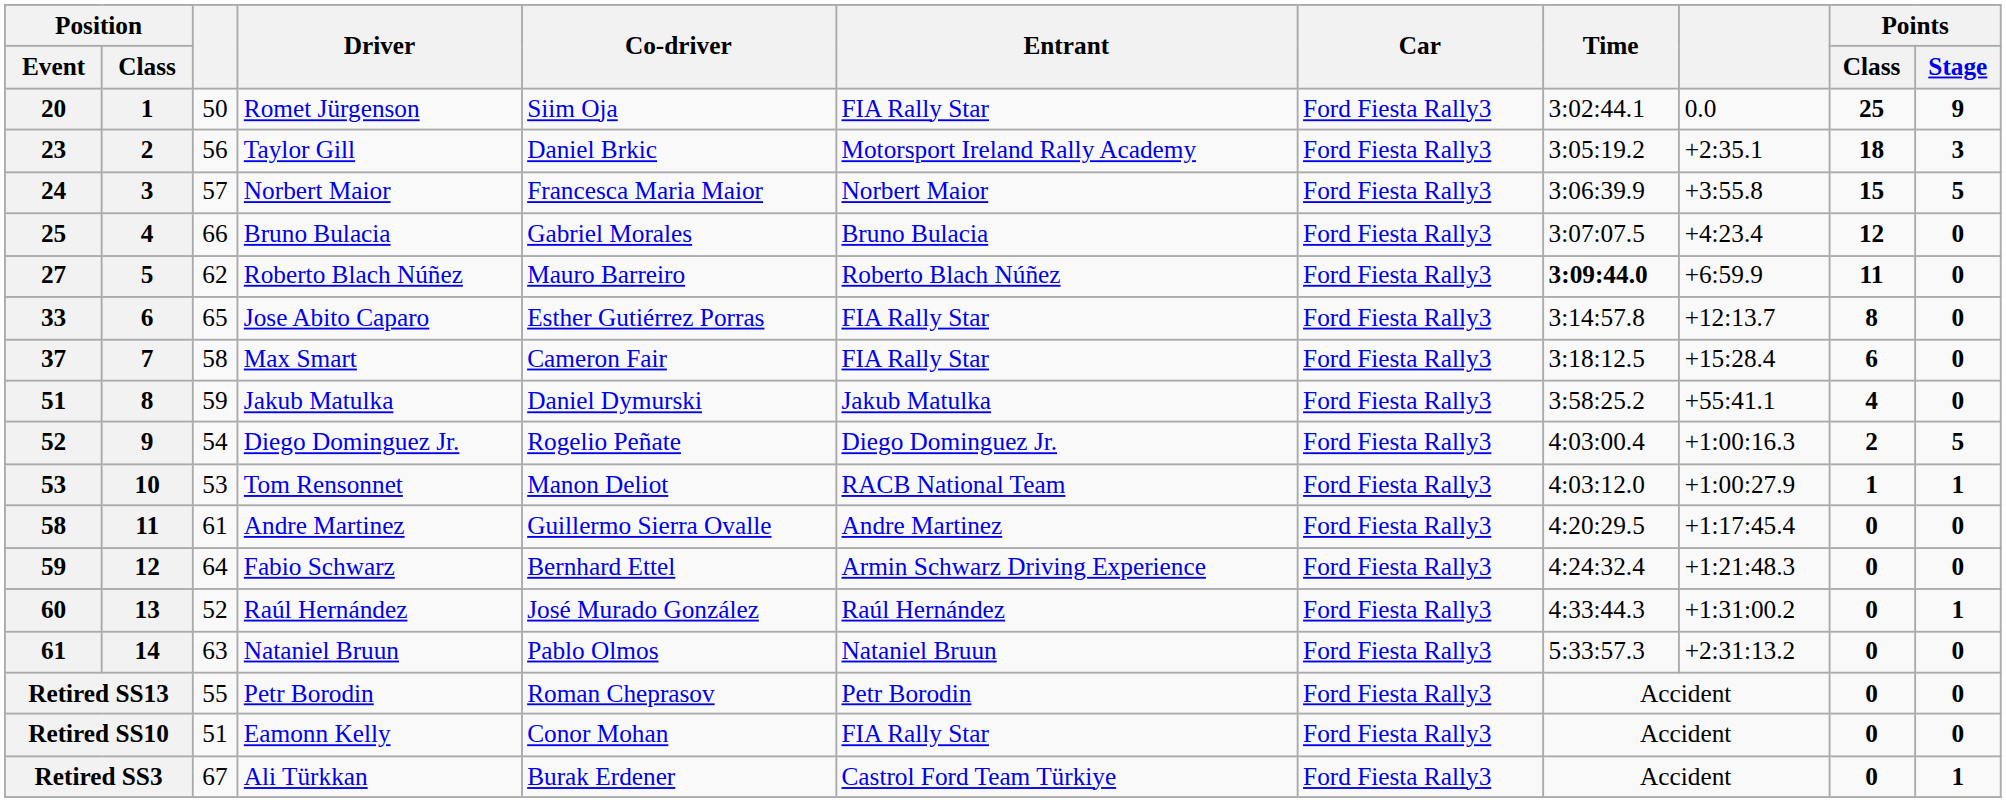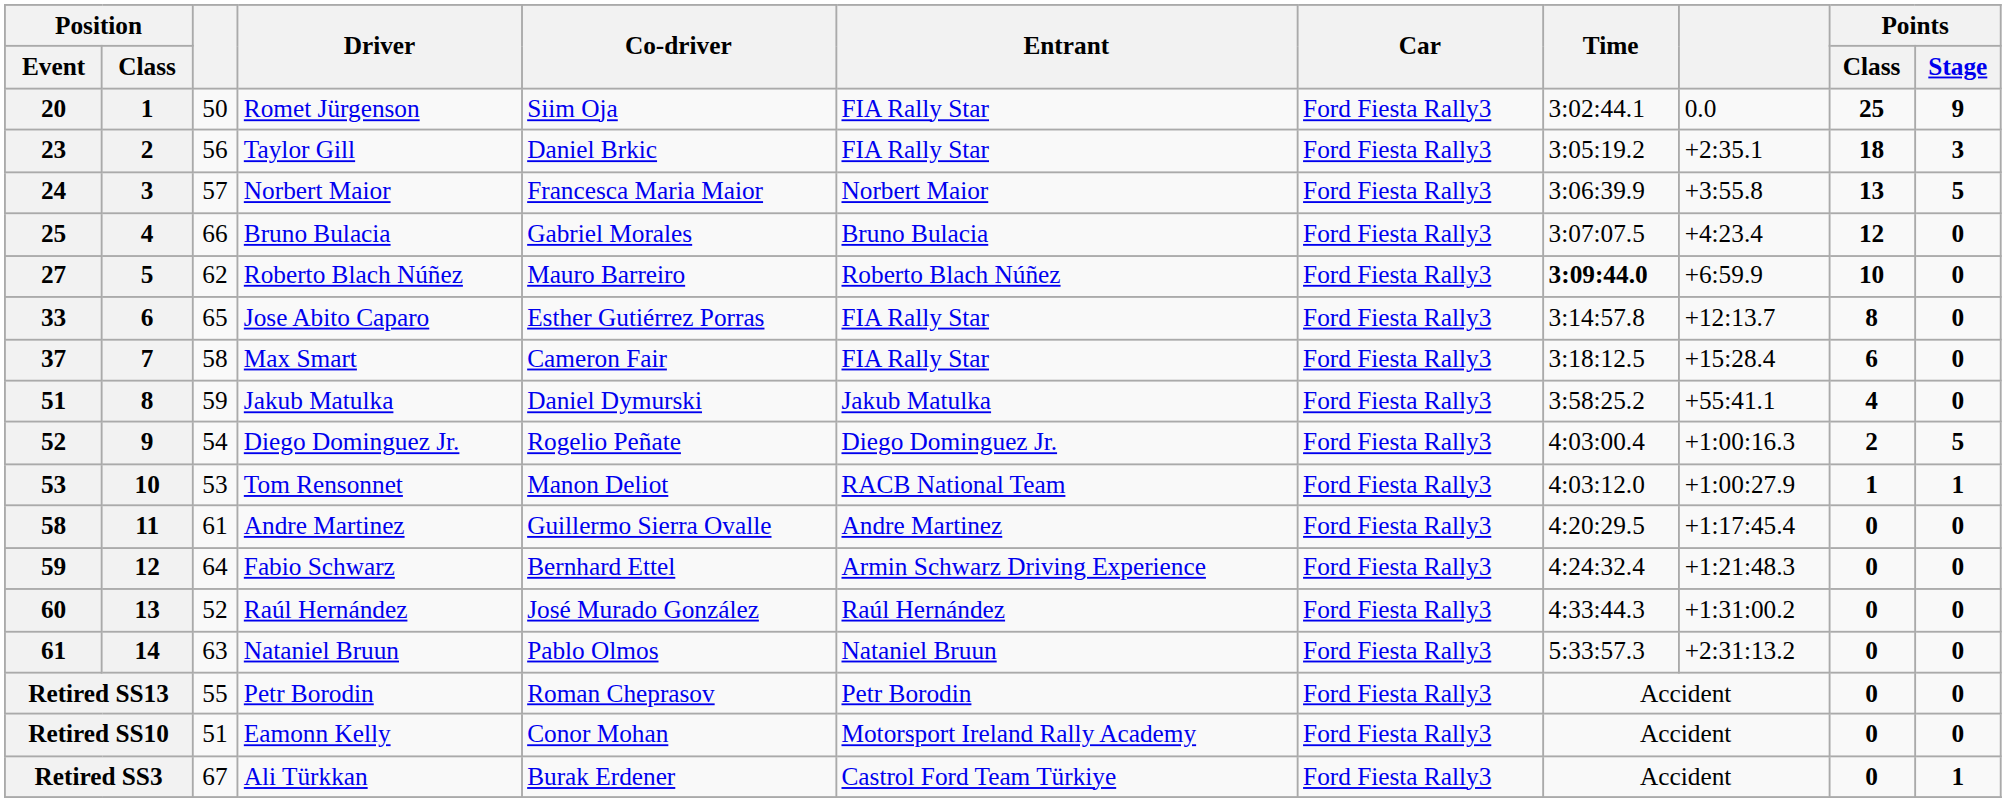(1019, 150) Motorsport Ireland Rally Academy -> (915, 150) FIA Rally Star
(1872, 191) 15 -> (1872, 191) 13
(1872, 275) 11 -> (1872, 275) 10
(1958, 609) 1 -> (1958, 609) 0
(915, 734) FIA Rally Star -> (1019, 734) Motorsport Ireland Rally Academy
